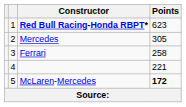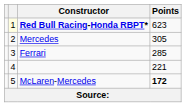(13, 25) no background -> (13, 25) lightyellow background
(159, 53) 258 -> (159, 53) 285
